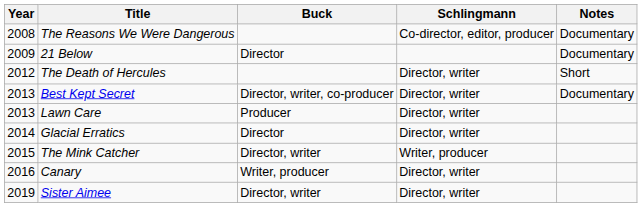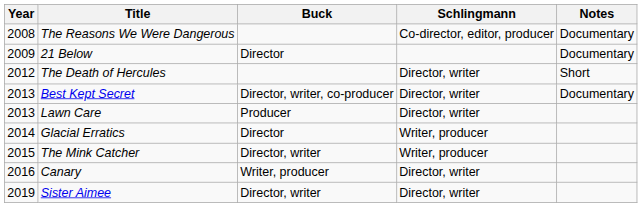(440, 133) Director, writer -> (444, 133) Writer, producer
